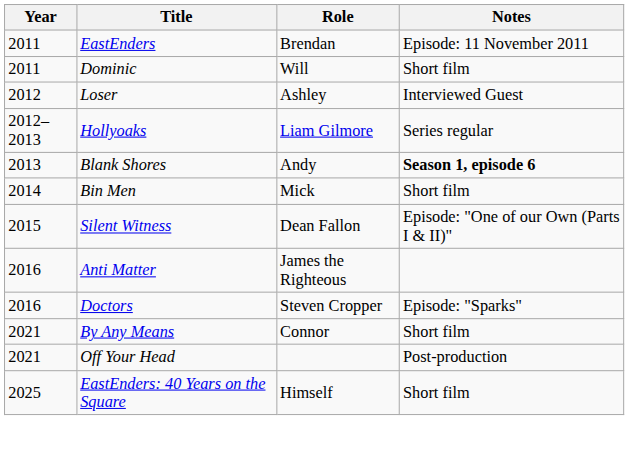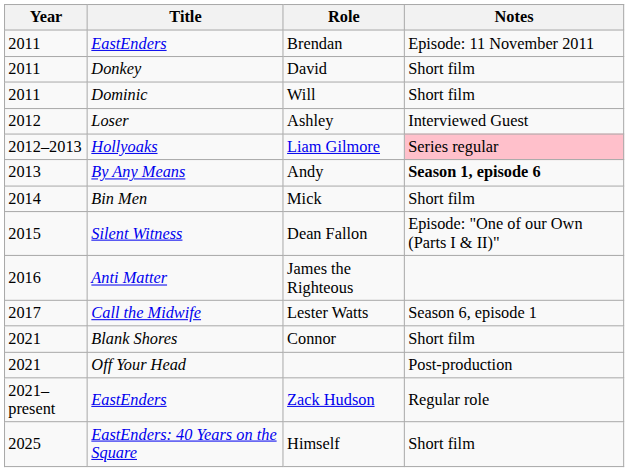+ row: (307, 69)
(448, 130) no background -> (453, 146) pink background
(123, 165) Blank Shores -> (138, 172) By Any Means
- row: (331, 305)
+ row: (328, 312)
(127, 331) By Any Means -> (134, 338) Blank Shores
+ row: (331, 399)
